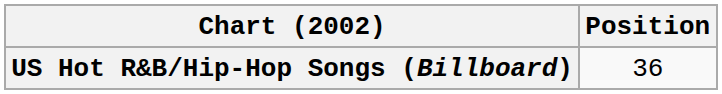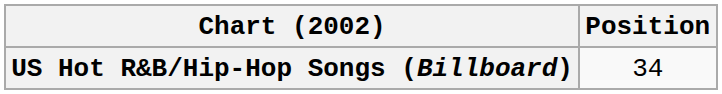(648, 69) 36 -> (648, 69) 34
